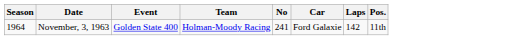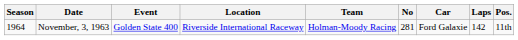+ column: (243, 12)
(282, 27) 241 -> (407, 27) 281
